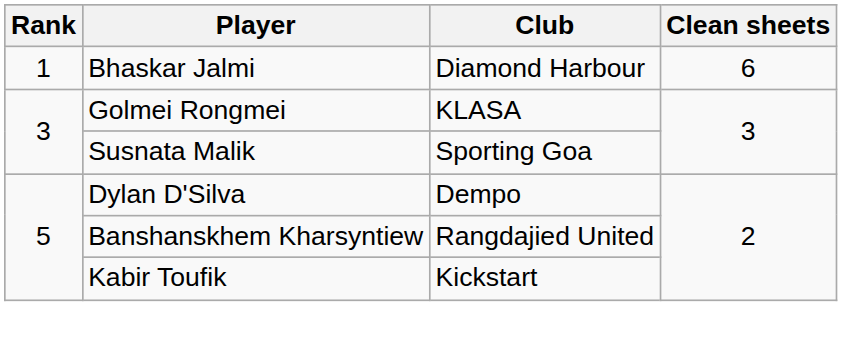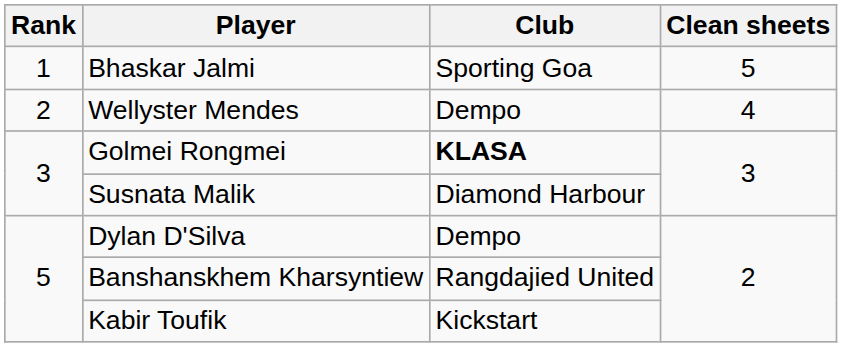(540, 67) Diamond Harbour -> (514, 67) Sporting Goa
(748, 67) 6 -> (748, 67) 5
+ row: (193, 109)
(478, 109) normal -> (481, 151) bold
(514, 151) Sporting Goa -> (540, 194) Diamond Harbour
